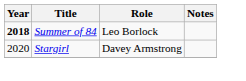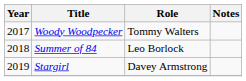+ row: (78, 31)
(18, 31) bold -> (18, 48) normal
(18, 48) 2020 -> (18, 66) 2019
